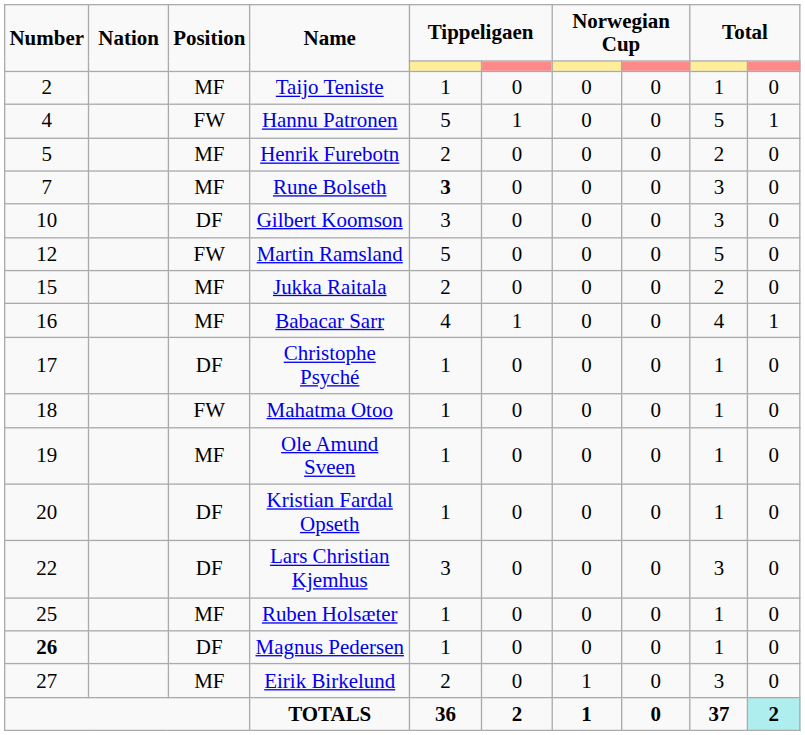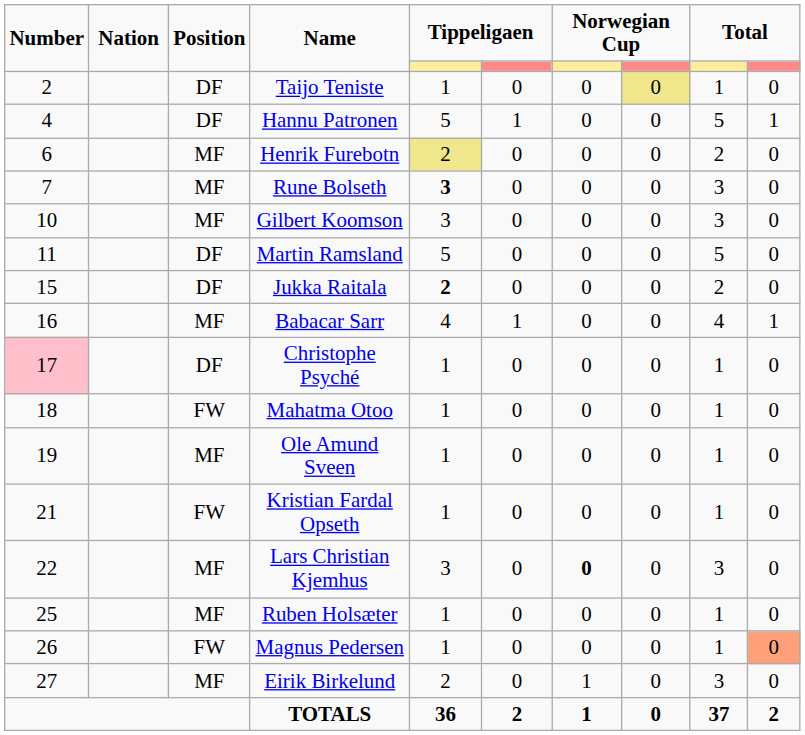(209, 87) MF -> (209, 87) DF
(656, 87) no background -> (656, 87) khaki background
(209, 120) FW -> (209, 120) DF
(47, 154) 5 -> (47, 154) 6
(446, 154) no background -> (446, 154) khaki background
(209, 220) DF -> (209, 220) MF
(47, 253) 12 -> (47, 253) 11
(209, 253) FW -> (209, 253) DF
(209, 287) MF -> (209, 287) DF
(446, 287) normal -> (446, 287) bold
(47, 365) no background -> (47, 365) pink background
(47, 512) 20 -> (47, 512) 21
(209, 512) DF -> (209, 512) FW
(209, 569) DF -> (209, 569) MF
(586, 569) normal -> (586, 569) bold
(47, 647) bold -> (47, 647) normal
(209, 647) DF -> (209, 647) FW
(774, 647) no background -> (774, 647) lightsalmon background
(774, 713) paleturquoise background -> (774, 713) no background
